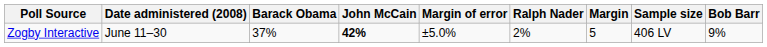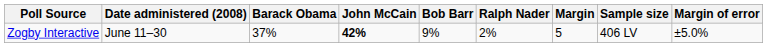columns swapped: (734, 14) <-> (465, 14)
